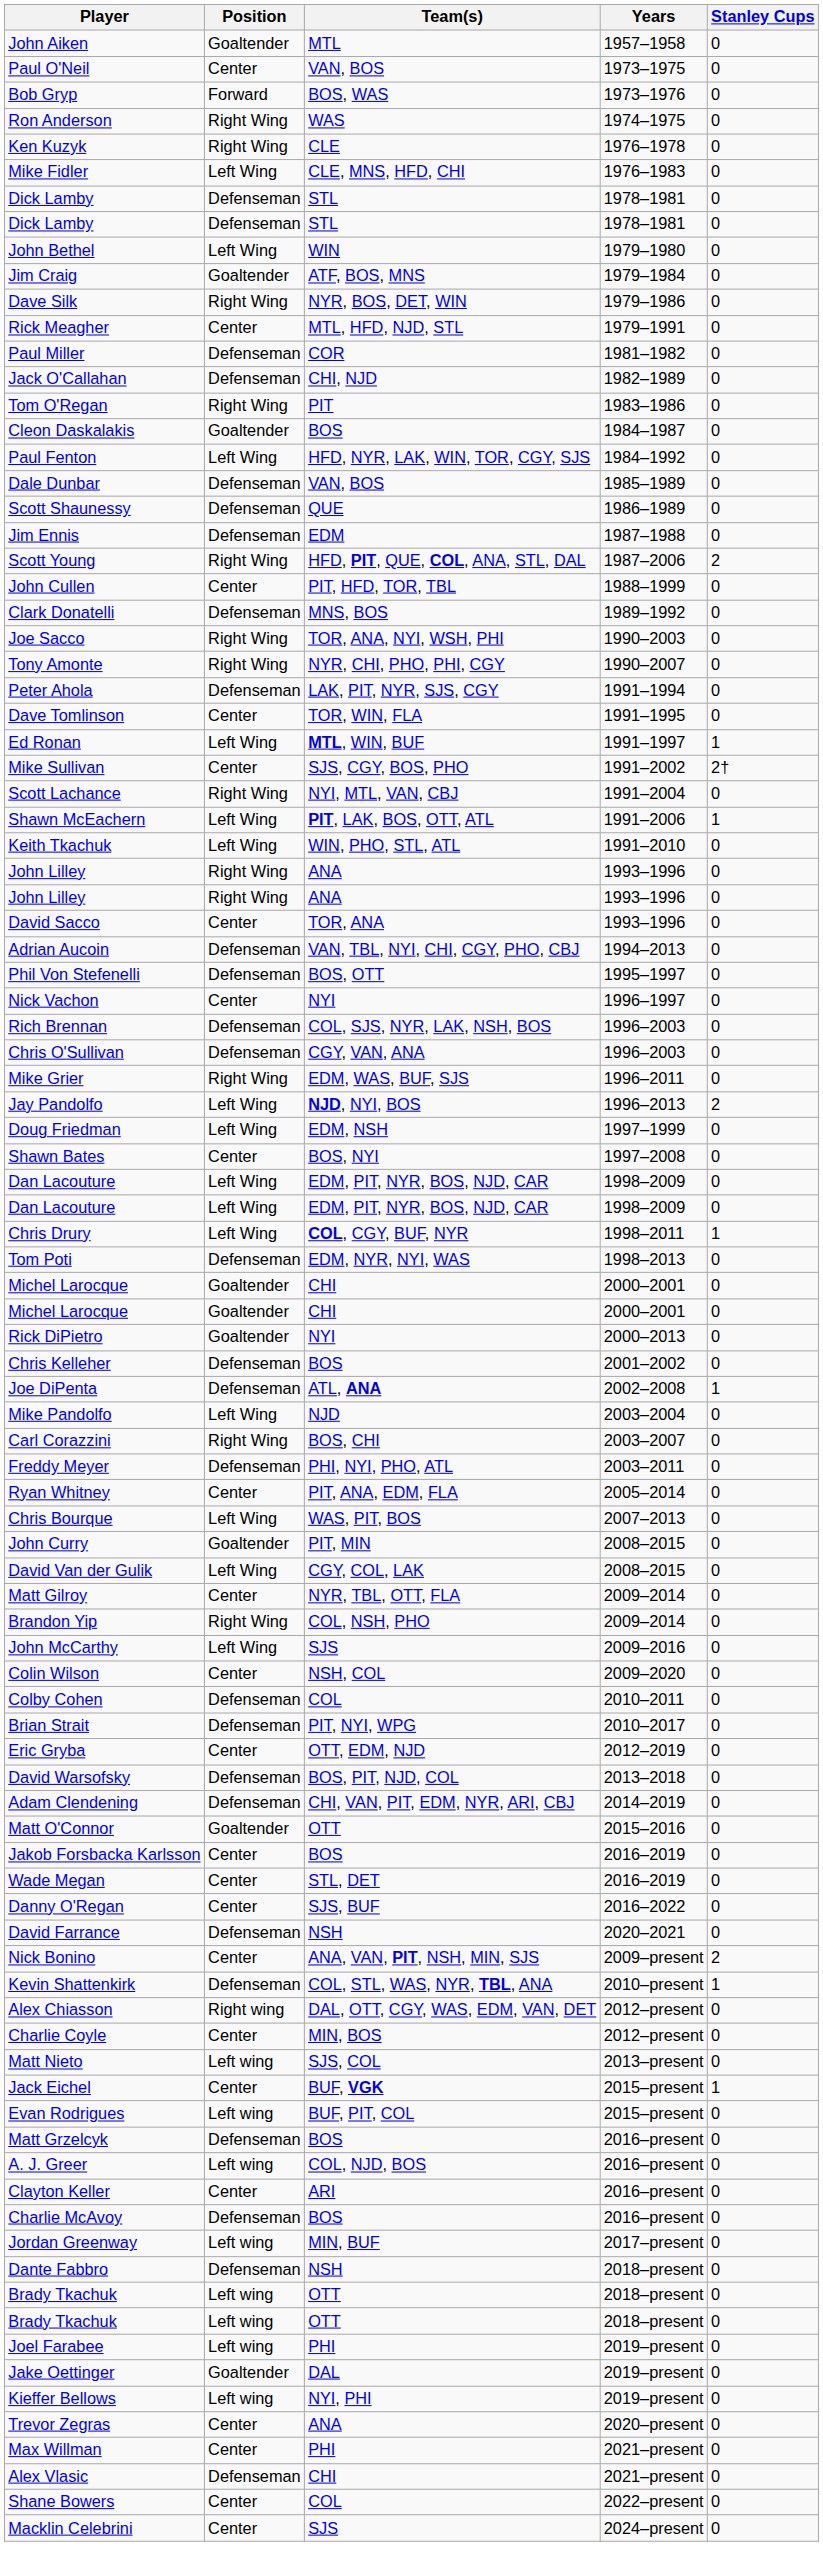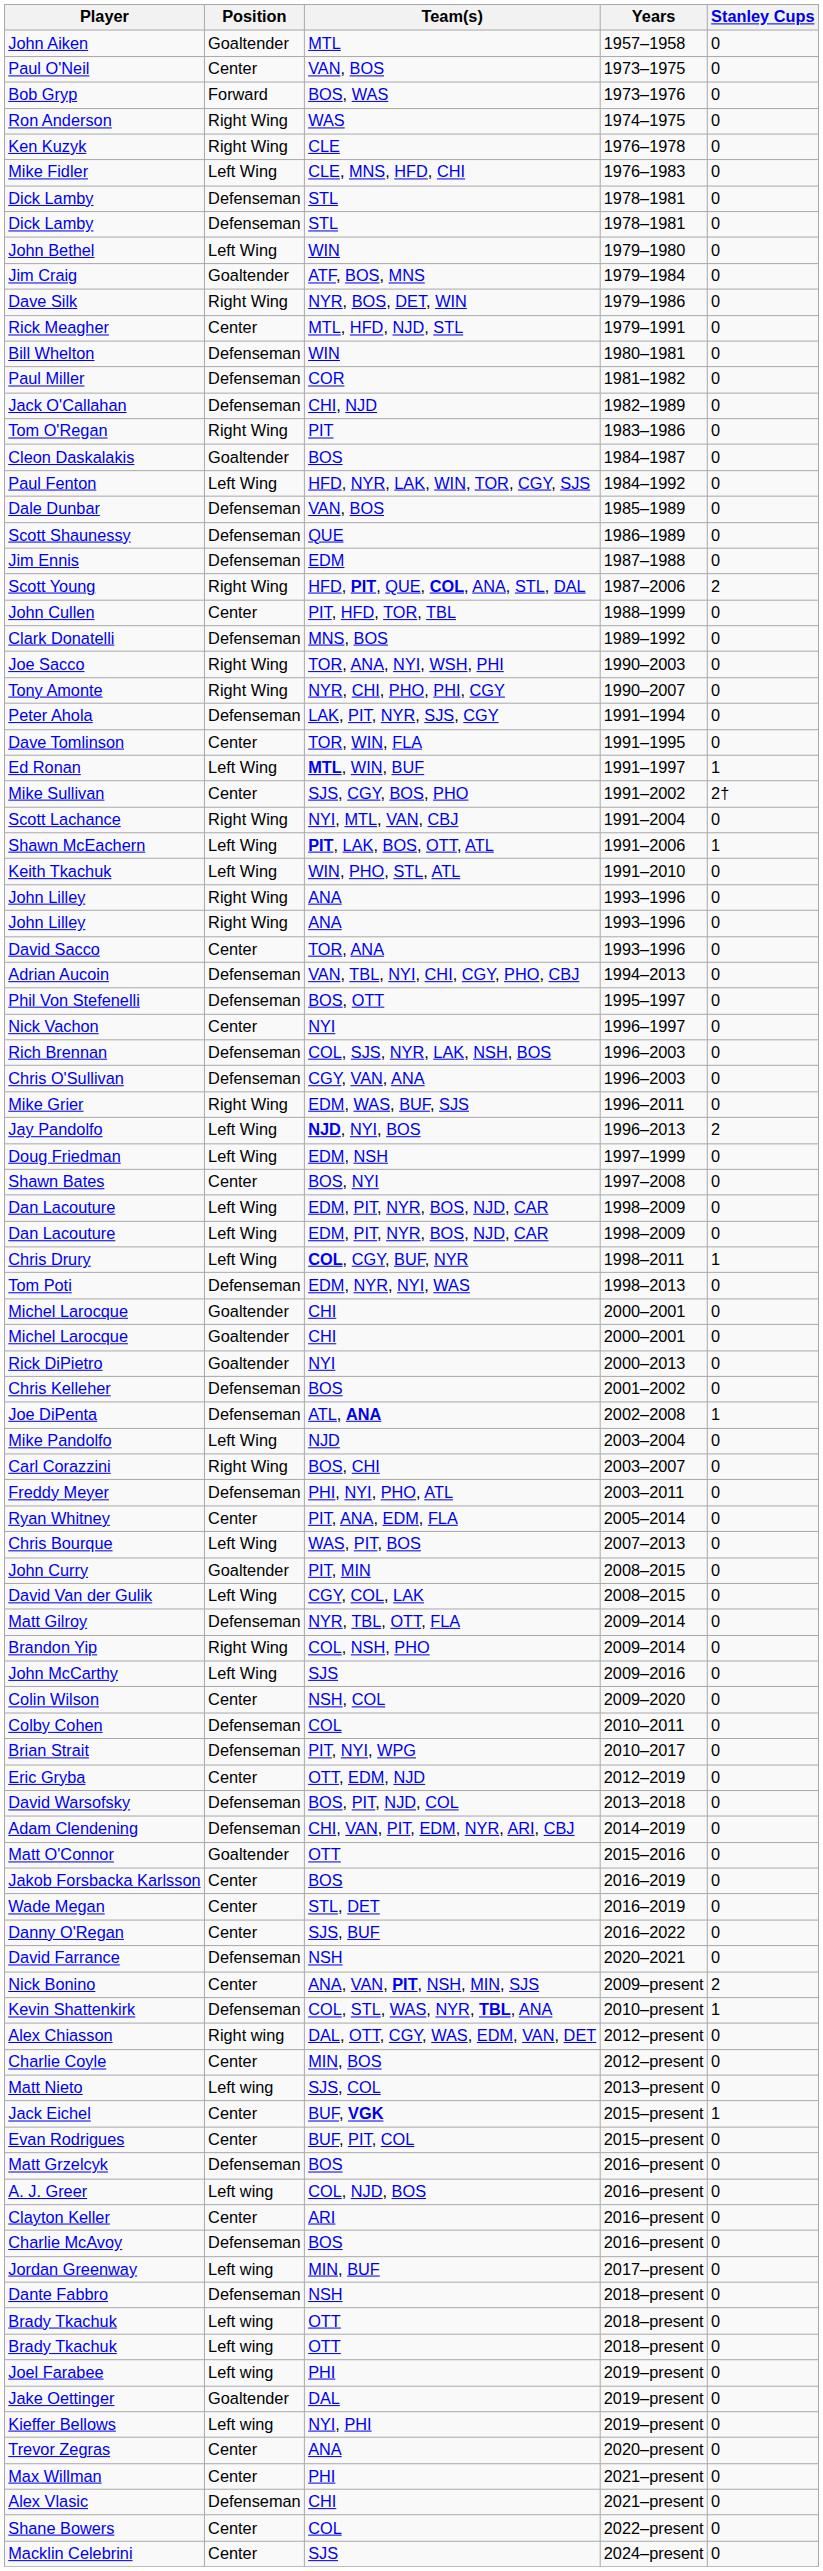+ row: (51, 353)
(233, 1596) Center -> (254, 1622) Defenseman
(241, 2113) Left wing -> (233, 2139) Center
